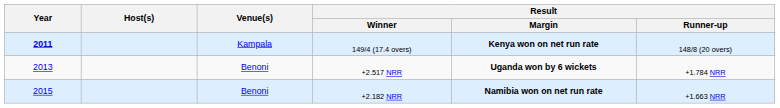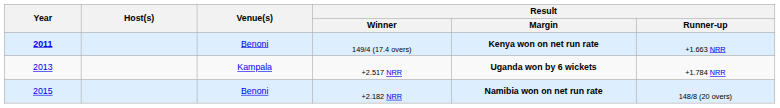(255, 44) Kampala -> (255, 44) Benoni
(705, 50) 148/8 (20 overs) -> (705, 50) +1.663 NRR
(255, 68) Benoni -> (255, 68) Kampala
(705, 97) +1.663 NRR -> (705, 97) 148/8 (20 overs)
